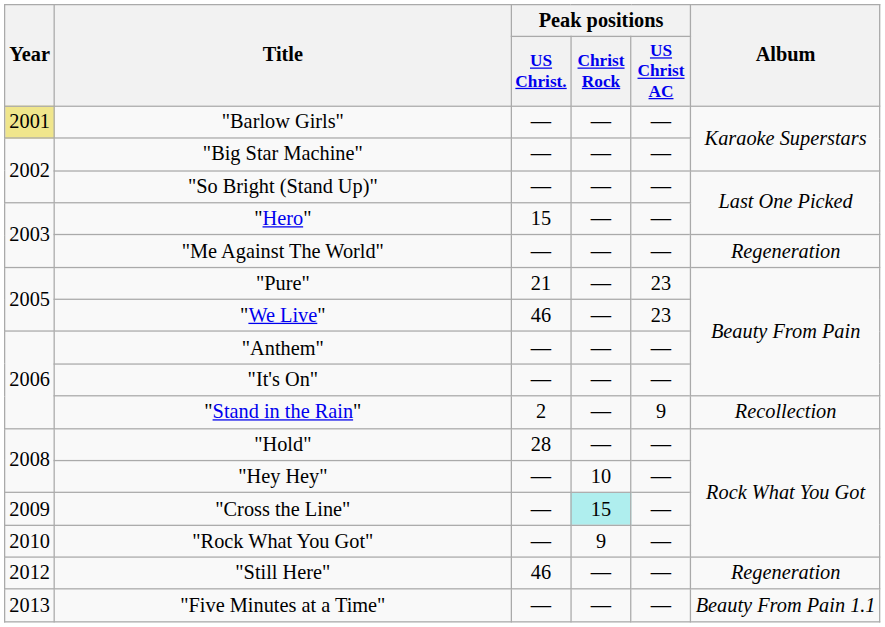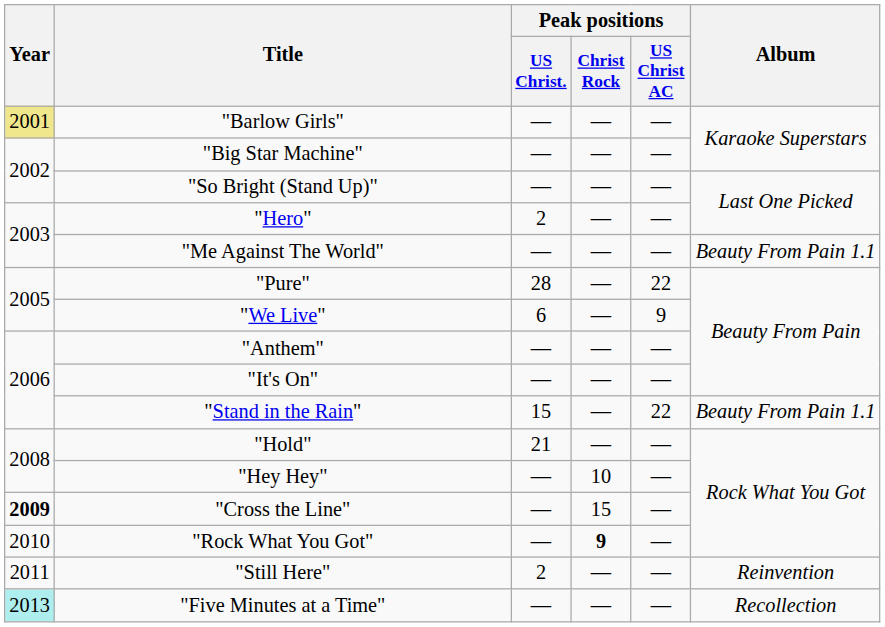(541, 218) 15 -> (541, 218) 2
(786, 250) Regeneration -> (786, 250) Beauty From Pain 1.1
(541, 283) 21 -> (541, 283) 28
(661, 283) 23 -> (661, 283) 22
(541, 315) 46 -> (541, 315) 6
(661, 315) 23 -> (661, 315) 9
(541, 412) 2 -> (541, 412) 15
(661, 412) 9 -> (661, 412) 22
(786, 412) Recollection -> (786, 412) Beauty From Pain 1.1
(541, 444) 28 -> (541, 444) 21
(30, 508) normal -> (30, 508) bold
(601, 508) paleturquoise background -> (601, 508) no background
(601, 540) normal -> (601, 540) bold
(30, 573) 2012 -> (30, 573) 2011
(541, 573) 46 -> (541, 573) 2
(786, 573) Regeneration -> (786, 573) Reinvention
(30, 605) no background -> (30, 605) paleturquoise background
(786, 605) Beauty From Pain 1.1 -> (786, 605) Recollection
